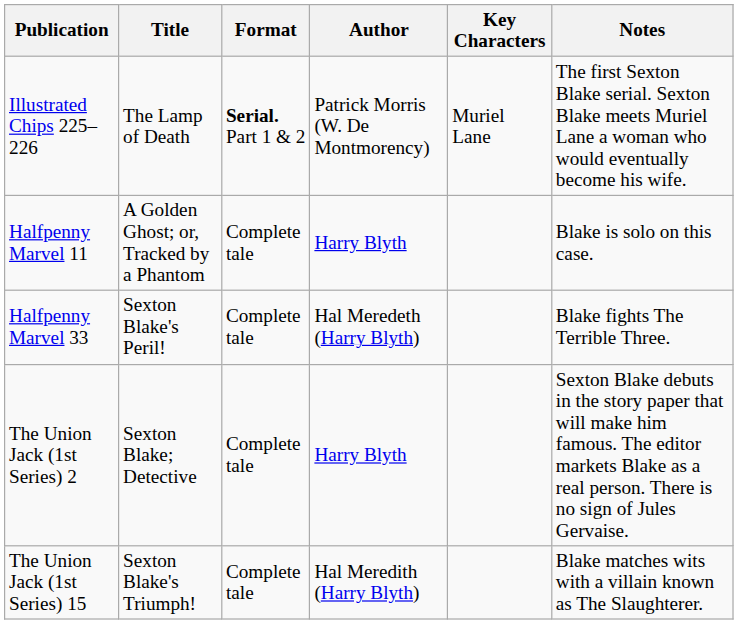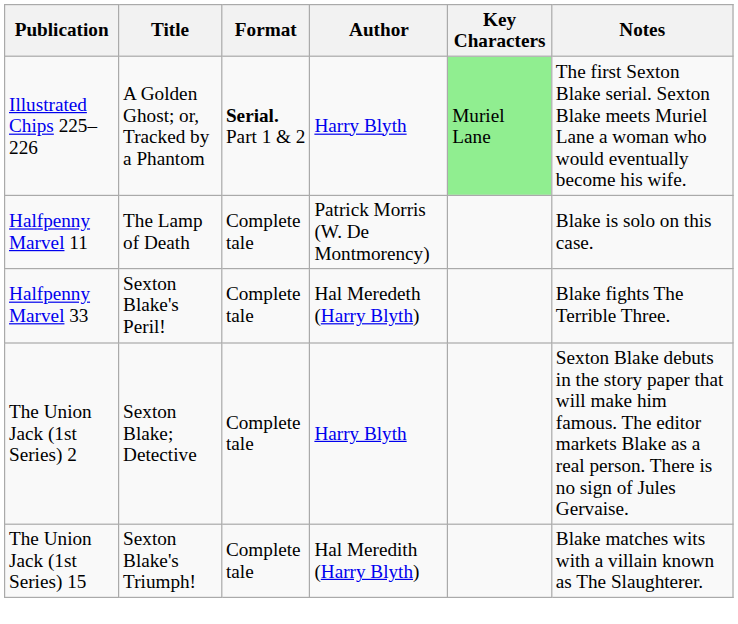(163, 125) The Lamp of Death -> (166, 125) A Golden Ghost; or, Tracked by a Phantom
(372, 125) Patrick Morris (W. De Montmorency) -> (361, 125) Harry Blyth
(478, 125) no background -> (478, 125) lightgreen background
(166, 242) A Golden Ghost; or, Tracked by a Phantom -> (163, 231) The Lamp of Death
(361, 242) Harry Blyth -> (372, 231) Patrick Morris (W. De Montmorency)
